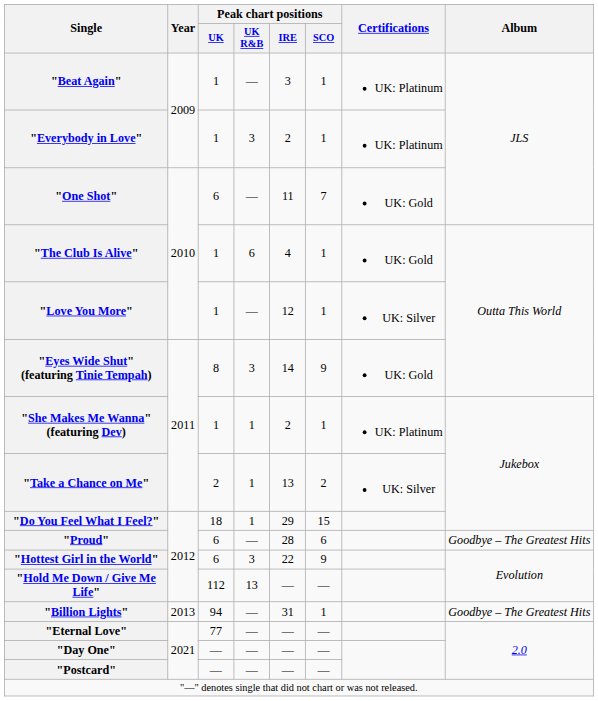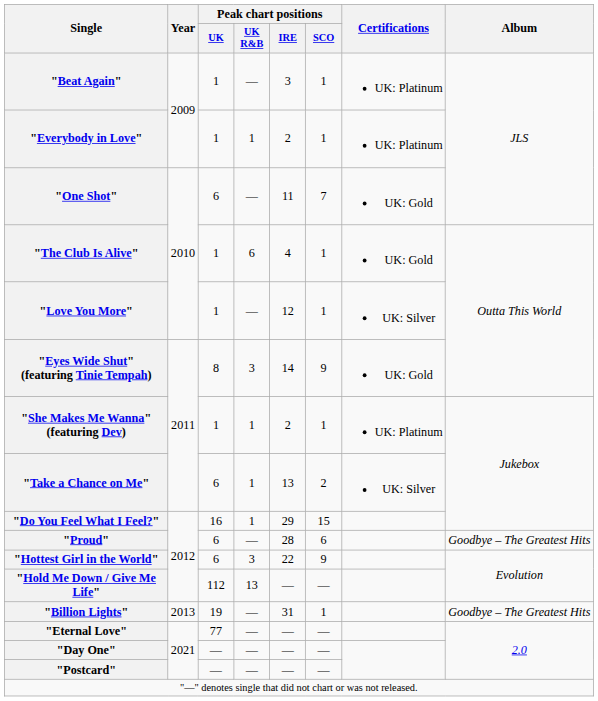(252, 138) 3 -> (252, 138) 1
(216, 482) 2 -> (216, 482) 6
(216, 520) 18 -> (216, 520) 16
(216, 611) 94 -> (216, 611) 19
